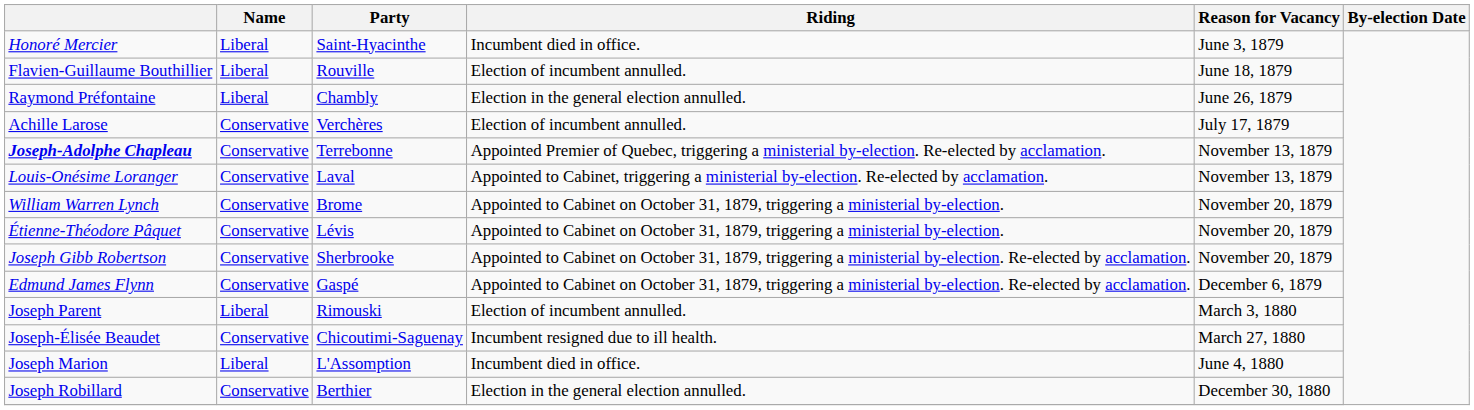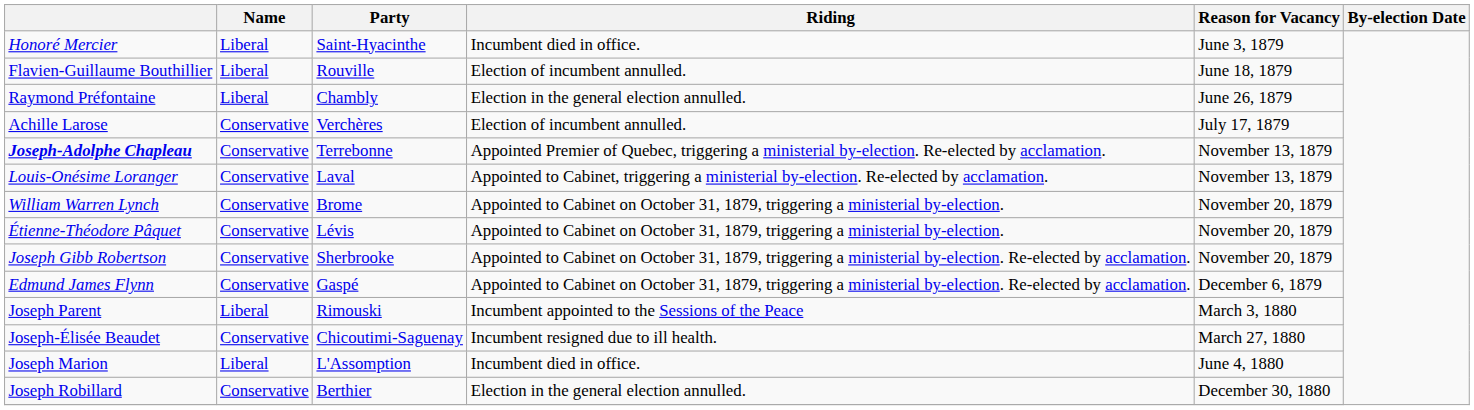(578, 310) Election of incumbent annulled. -> (637, 310) Incumbent appointed to the Sessions of the Peace
